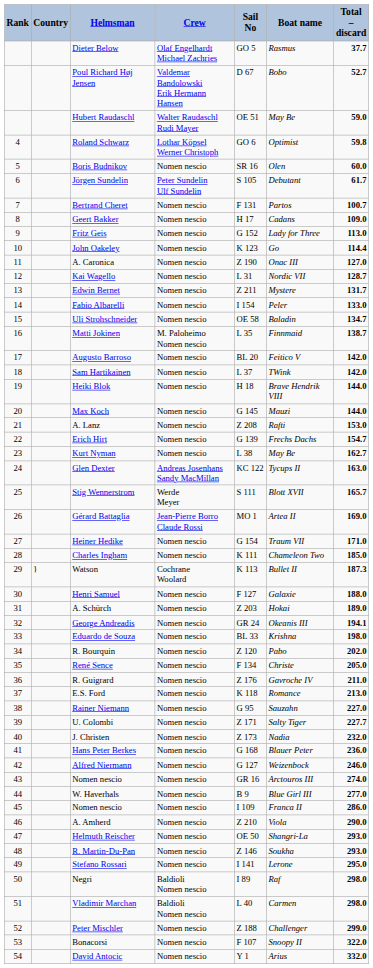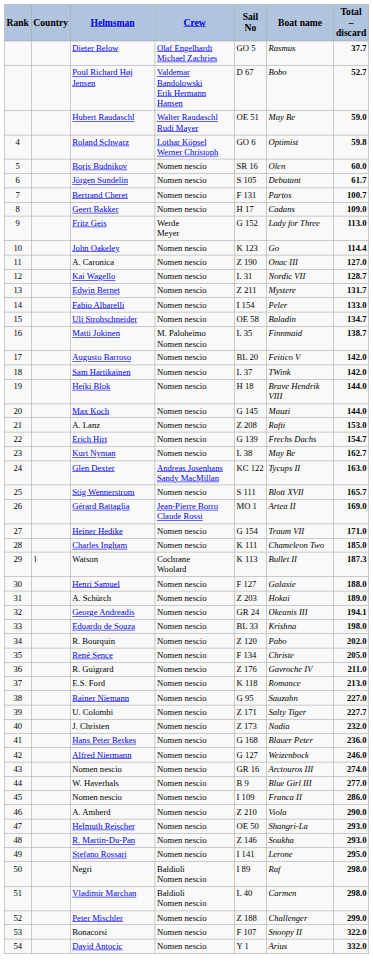(182, 186) Peter Sundelin Ulf Sundelin -> (182, 180) Nomen nescio
(182, 233) Nomen nescio -> (168, 228) Werde Meyer
(168, 497) Werde Meyer -> (182, 492) Nomen nescio
